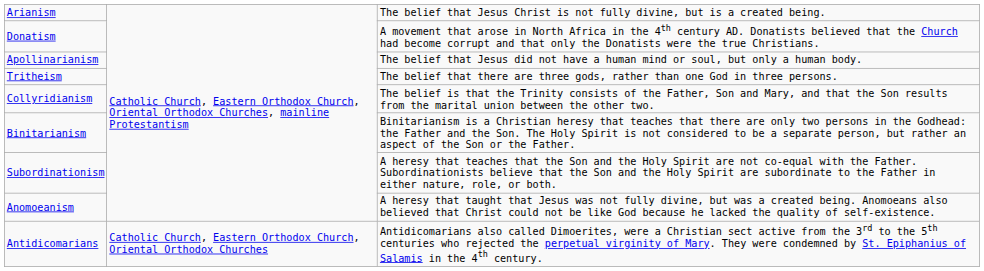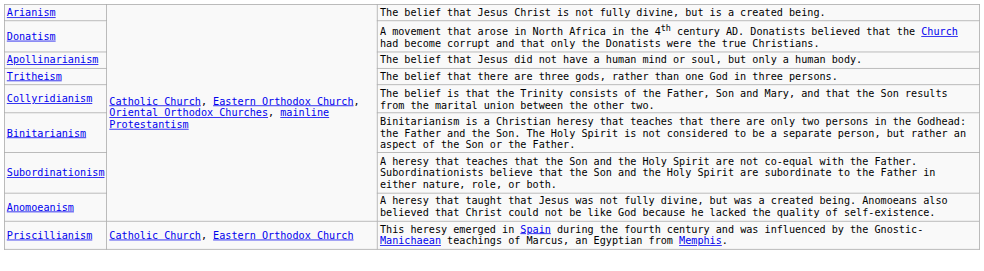- row: (53, 244)
+ row: (50, 235)
